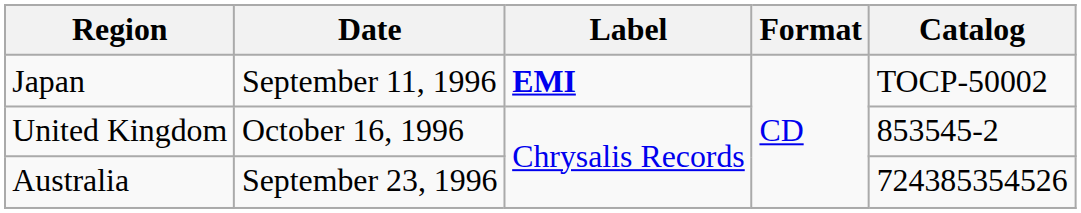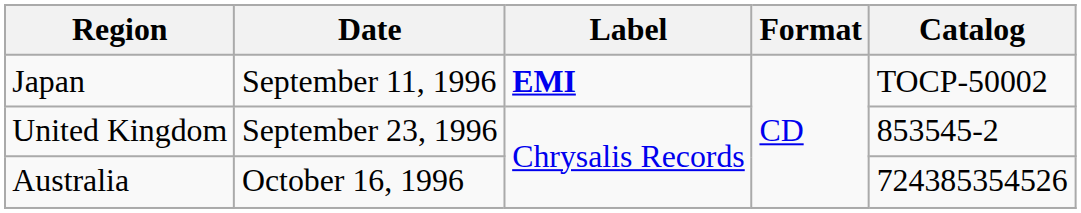(353, 130) October 16, 1996 -> (370, 130) September 23, 1996
(370, 181) September 23, 1996 -> (353, 181) October 16, 1996
